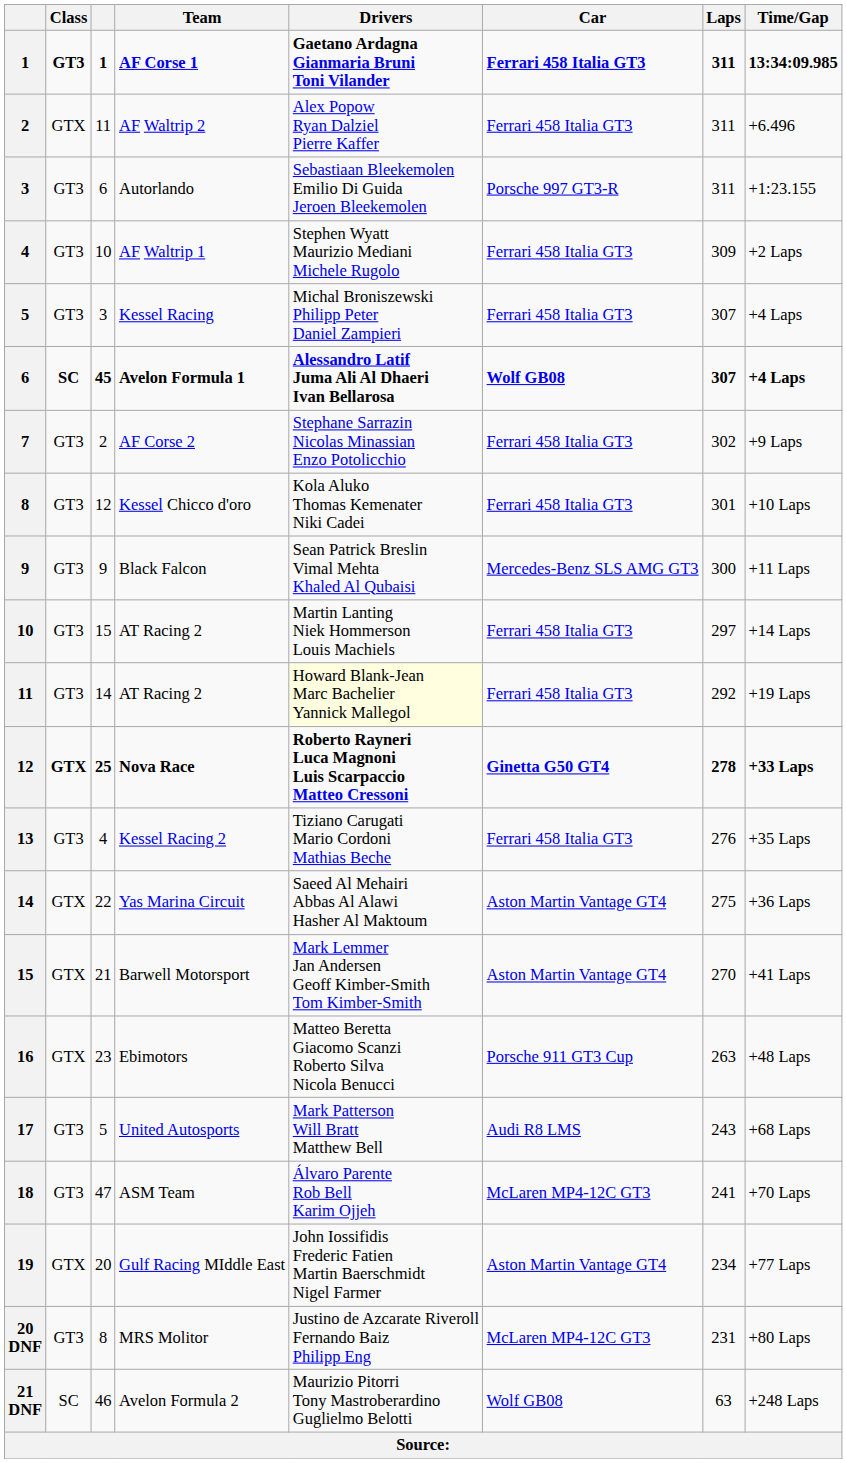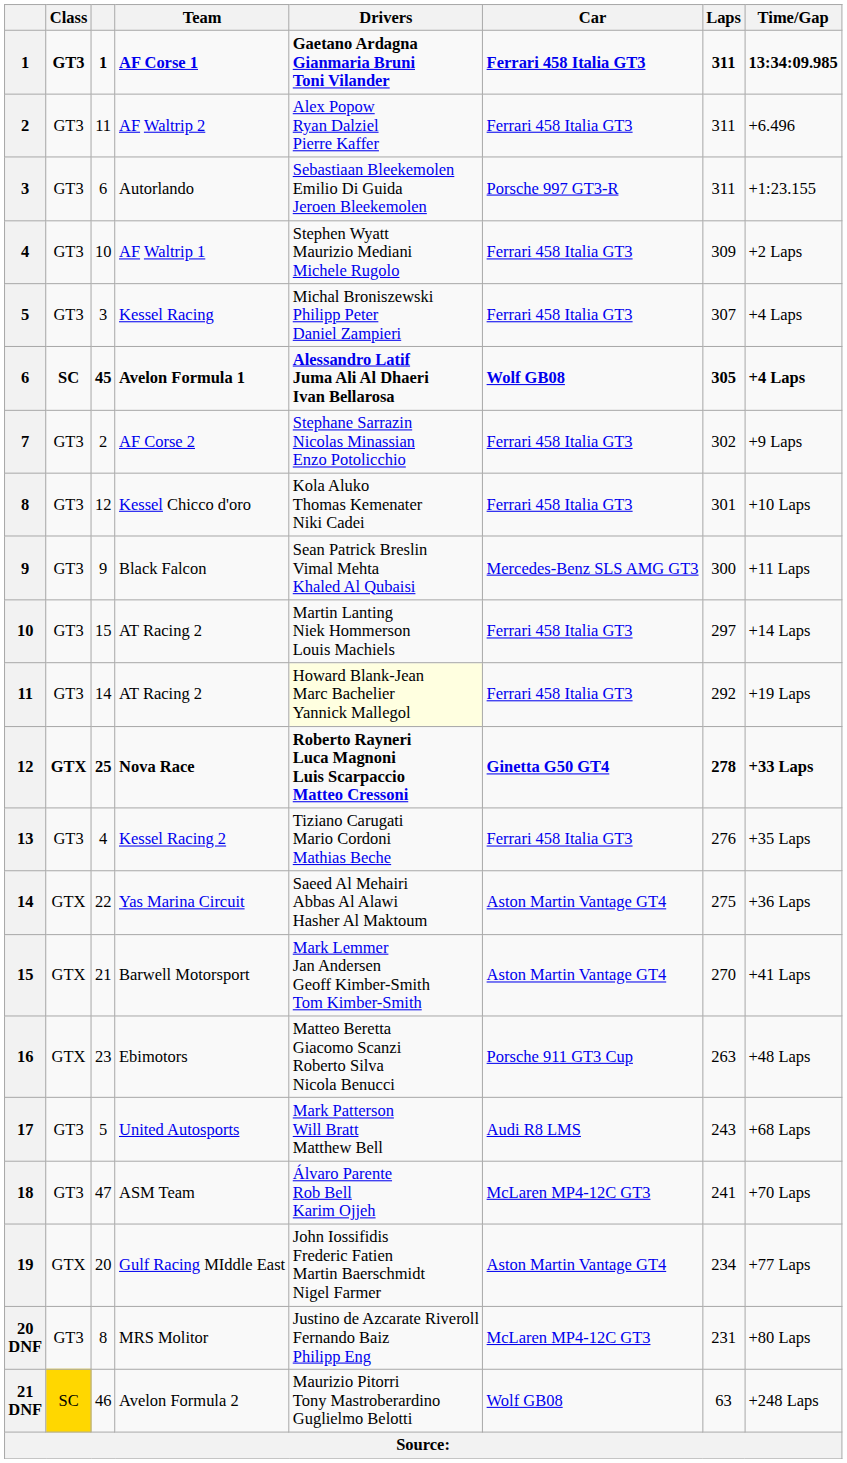(69, 125) GTX -> (69, 125) GT3
(724, 378) 307 -> (724, 378) 305
(69, 1400) no background -> (69, 1400) gold background
